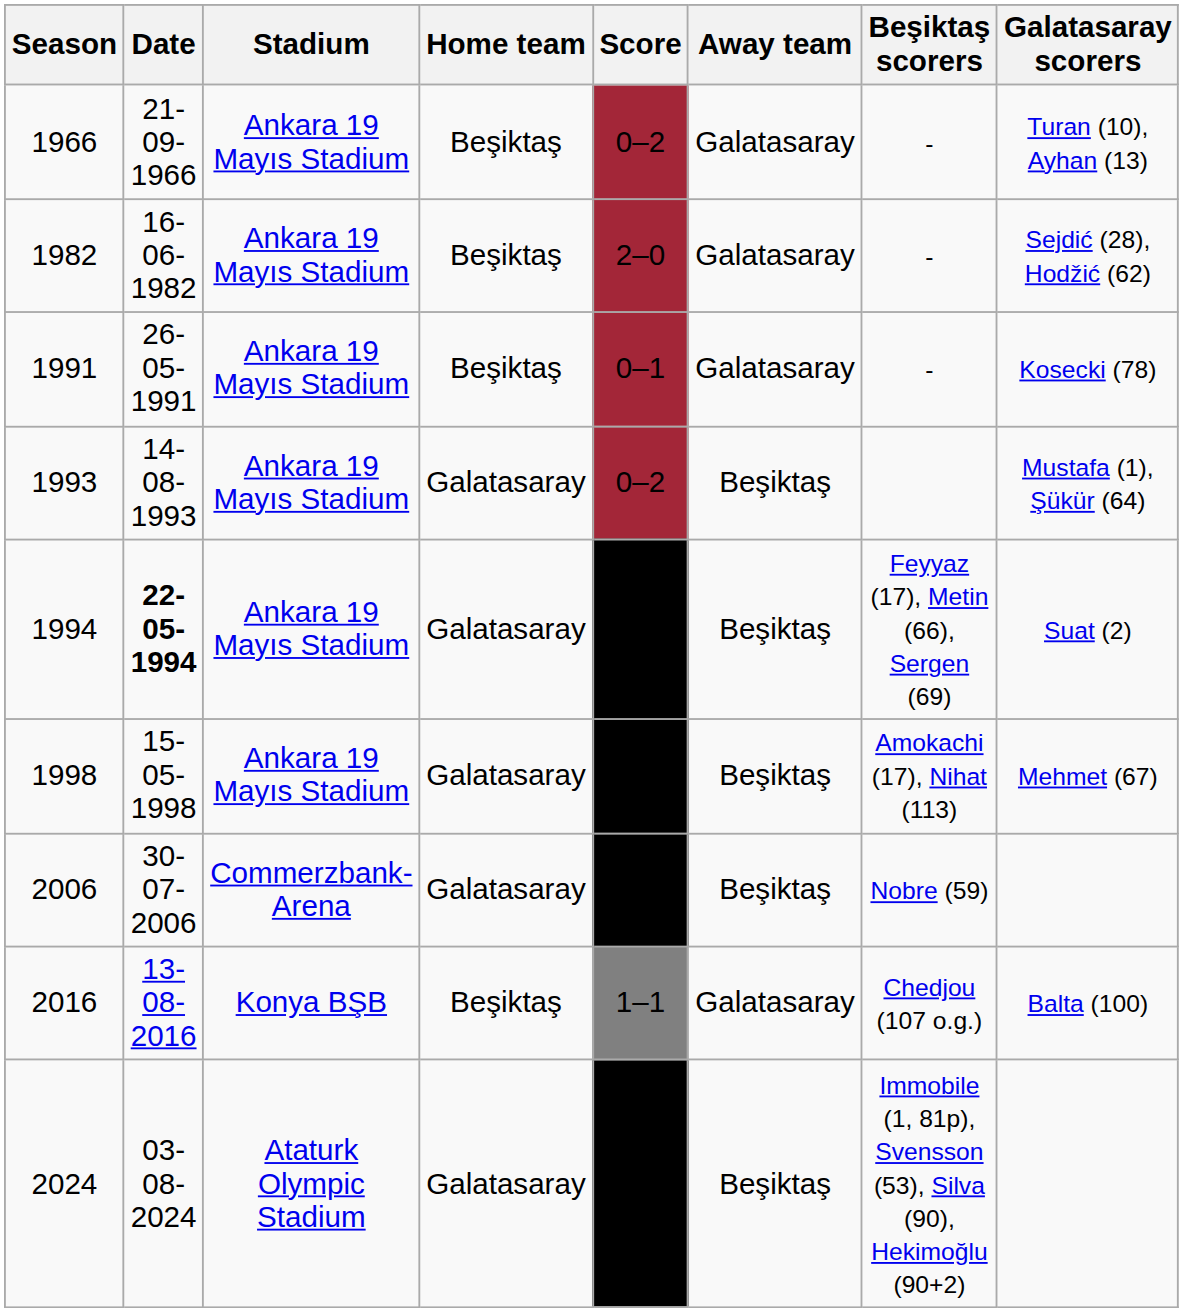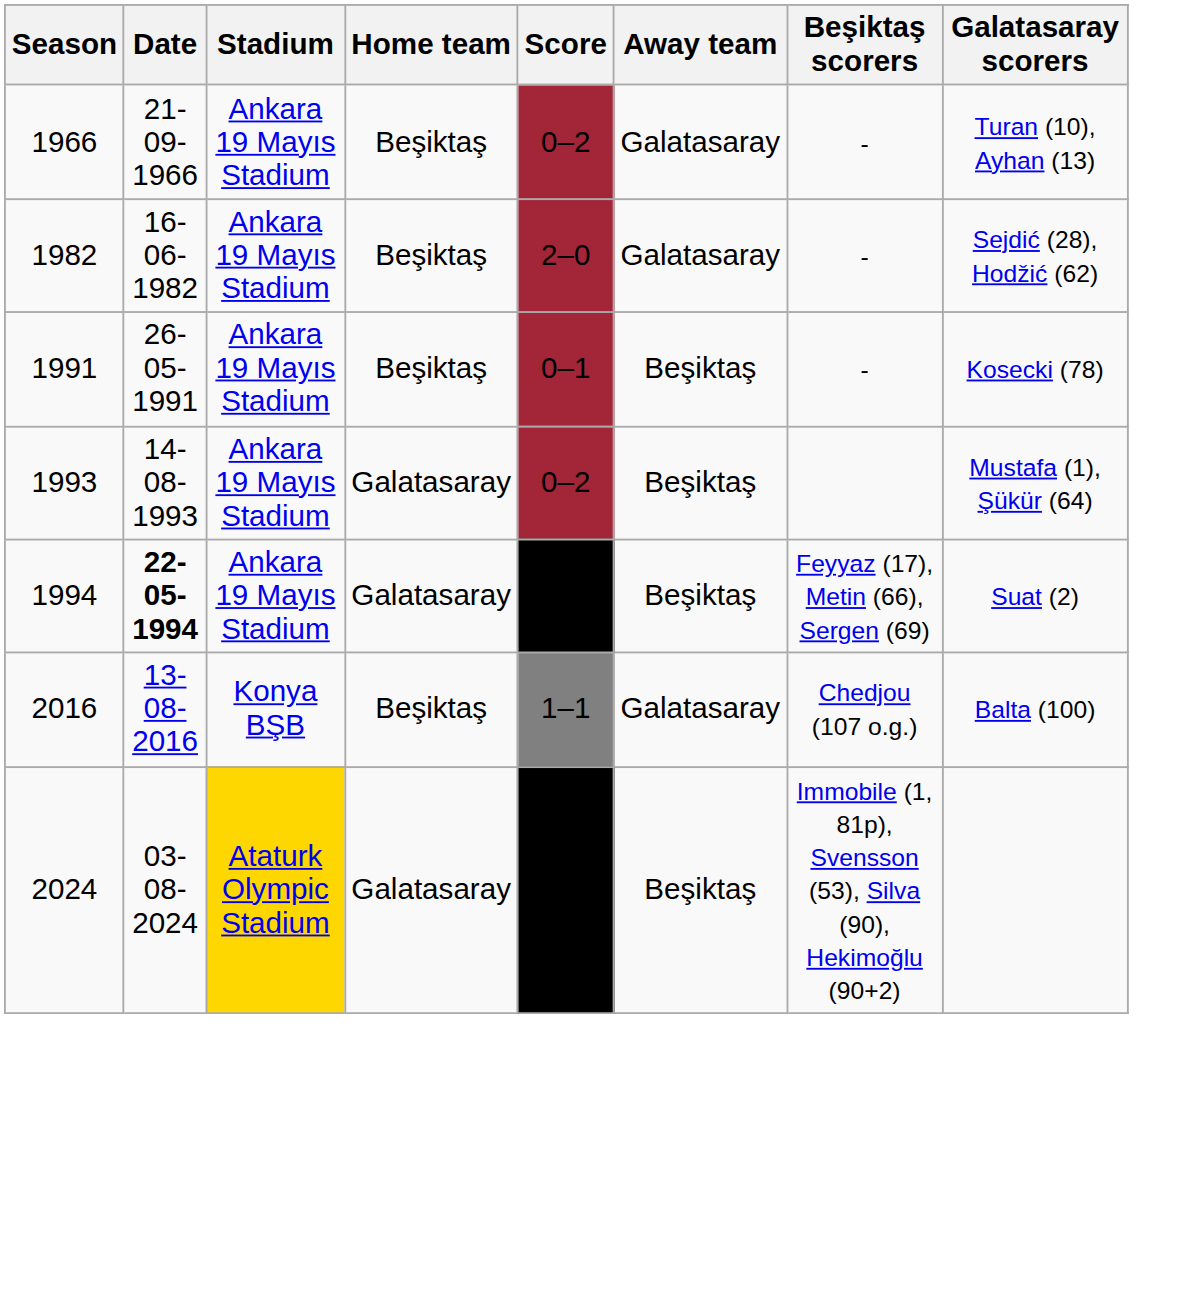(775, 368) Galatasaray -> (700, 368) Beşiktaş
- row: (64, 775)
- row: (64, 889)
(311, 1183) no background -> (275, 889) gold background
